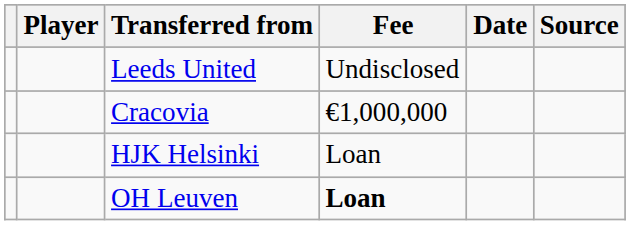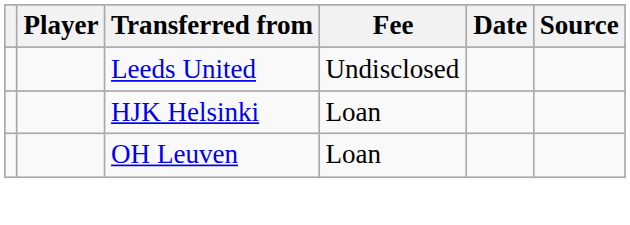- row: (160, 111)
(356, 197) bold -> (353, 154) normal
